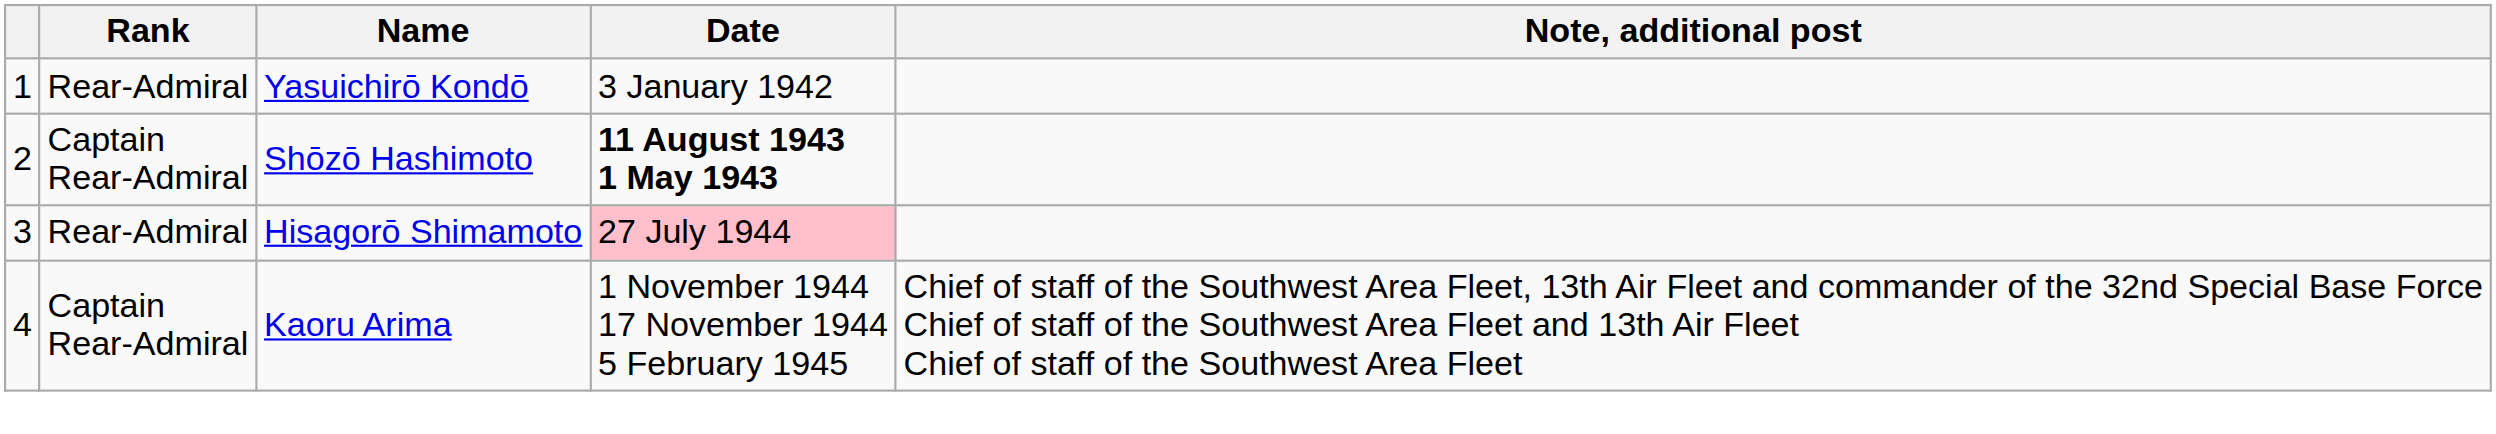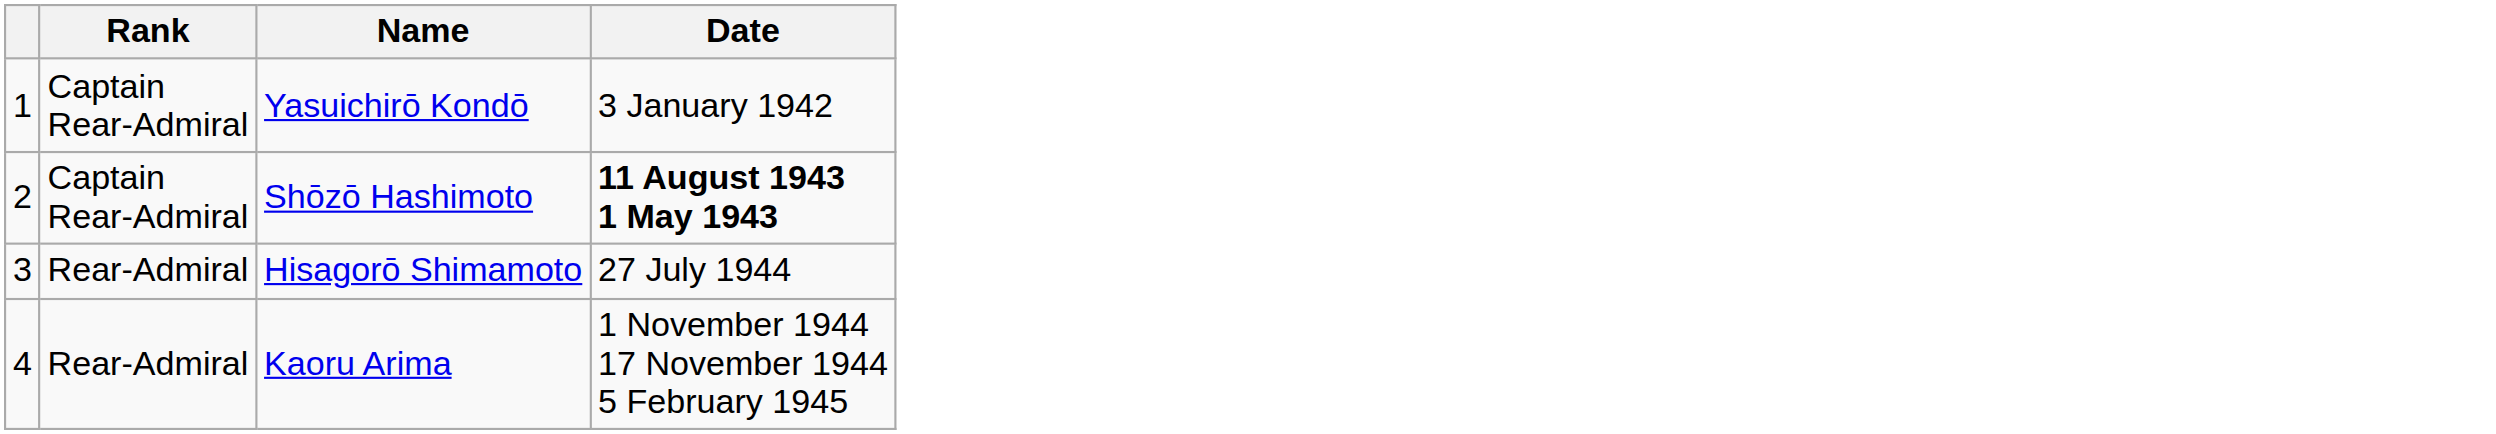- column: (1693, 31)
(148, 85) Rear-Admiral -> (148, 104) Captain Rear-Admiral
(695, 232) pink background -> (695, 270) no background
(148, 324) Captain Rear-Admiral -> (148, 362) Rear-Admiral
